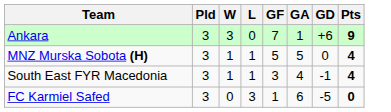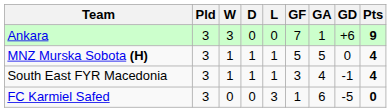+ column: (252, 14)
